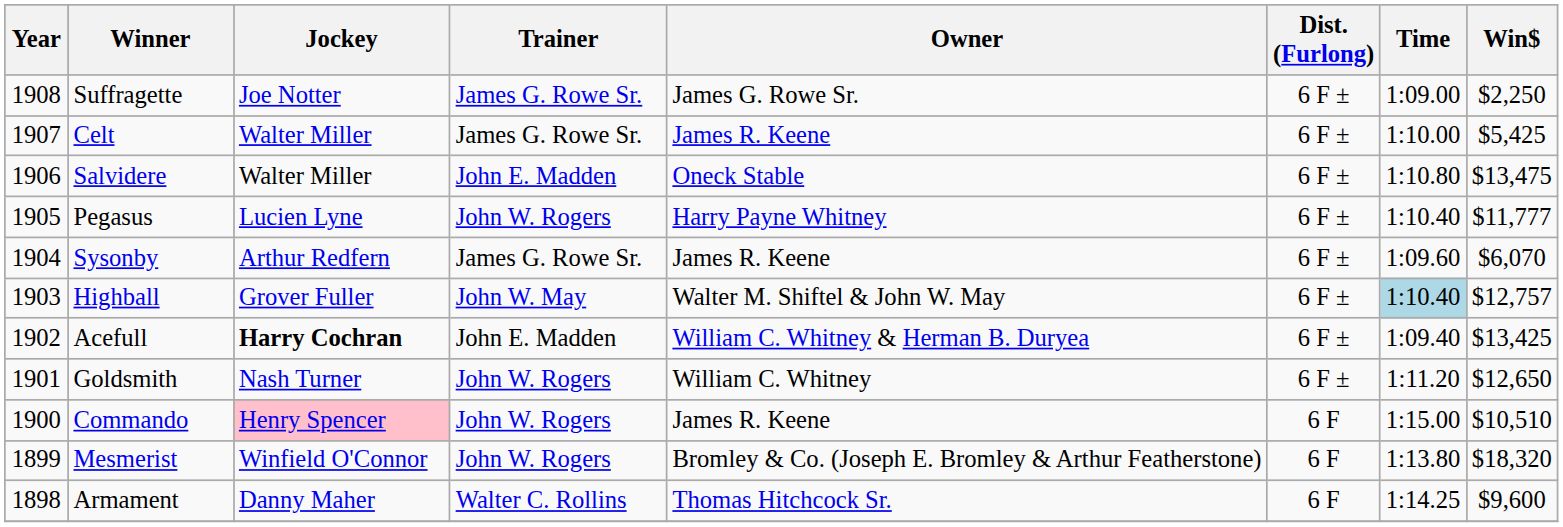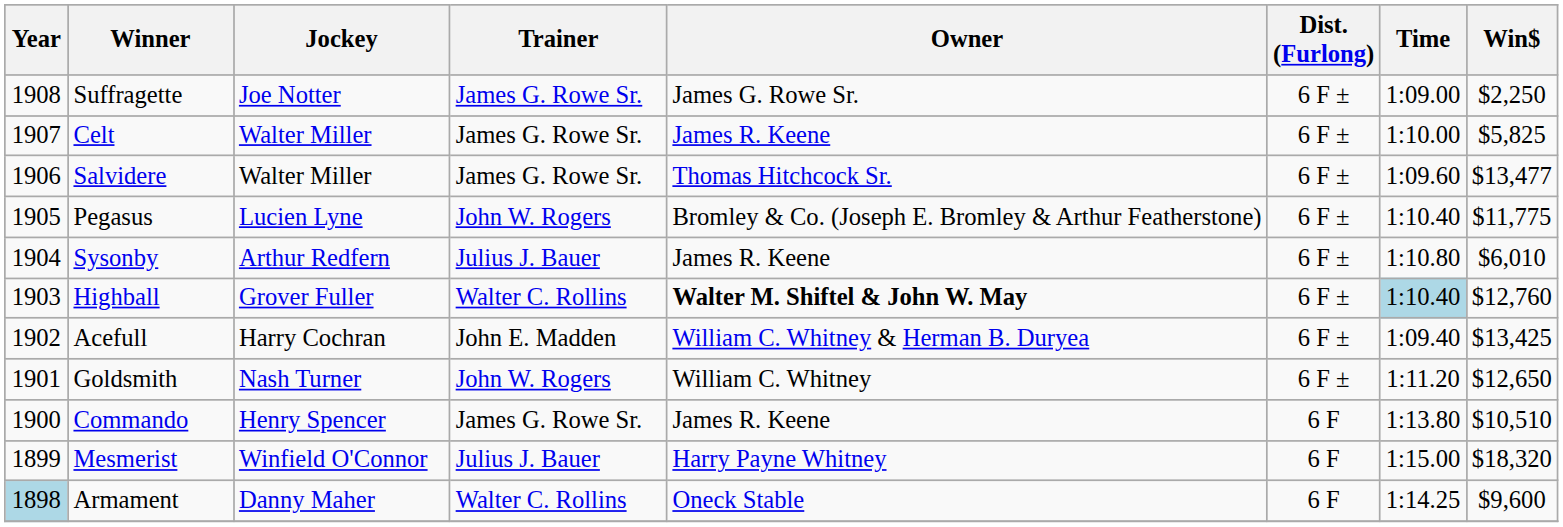(1512, 135) $5,425 -> (1512, 135) $5,825
(536, 176) John E. Madden -> (549, 176) James G. Rowe Sr.
(738, 176) Oneck Stable -> (782, 176) Thomas Hitchcock Sr.
(1423, 176) 1:10.80 -> (1423, 176) 1:09.60
(1512, 176) $13,475 -> (1512, 176) $13,477
(779, 216) Harry Payne Whitney -> (967, 216) Bromley & Co. (Joseph E. Bromley & Arthur Featherstone)
(1512, 216) $11,777 -> (1512, 216) $11,775
(549, 257) James G. Rowe Sr. -> (528, 257) Julius J. Bauer
(1423, 257) 1:09.60 -> (1423, 257) 1:10.80
(1512, 257) $6,070 -> (1512, 257) $6,010
(521, 297) John W. May -> (541, 297) Walter C. Rollins
(839, 297) normal -> (850, 297) bold
(1512, 297) $12,757 -> (1512, 297) $12,760
(321, 338) bold -> (312, 338) normal
(312, 419) pink background -> (312, 419) no background
(533, 419) John W. Rogers -> (549, 419) James G. Rowe Sr.
(1423, 419) 1:15.00 -> (1423, 419) 1:13.80
(533, 460) John W. Rogers -> (528, 460) Julius J. Bauer
(967, 460) Bromley & Co. (Joseph E. Bromley & Arthur Featherstone) -> (779, 460) Harry Payne Whitney
(1423, 460) 1:13.80 -> (1423, 460) 1:15.00
(36, 501) no background -> (36, 501) lightblue background
(782, 501) Thomas Hitchcock Sr. -> (738, 501) Oneck Stable
